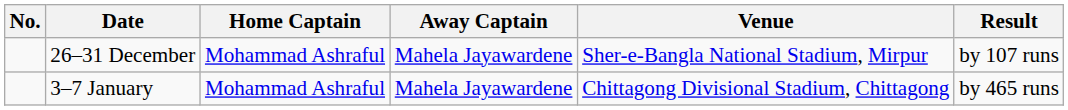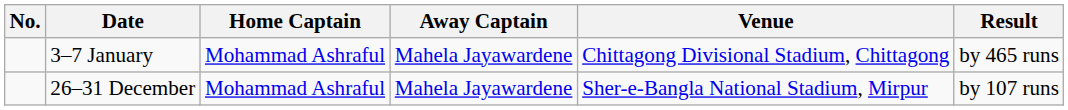rows swapped: (123, 54) <-> (102, 88)
